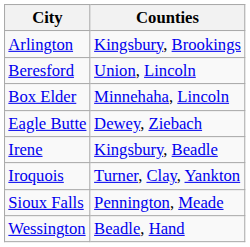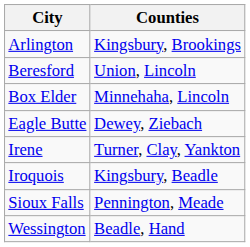(156, 149) Kingsbury, Beadle -> (167, 149) Turner, Clay, Yankton
(167, 176) Turner, Clay, Yankton -> (156, 176) Kingsbury, Beadle
